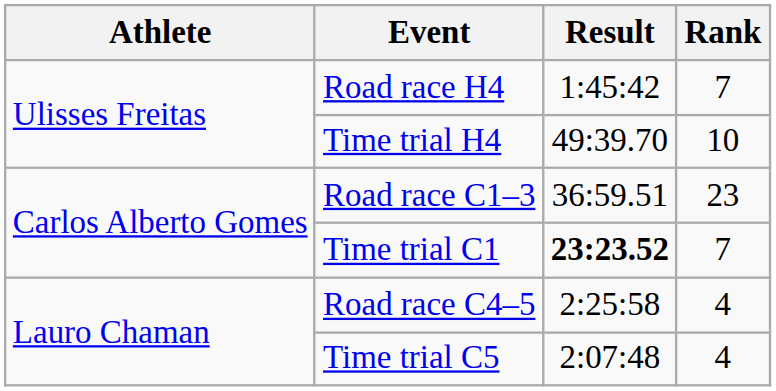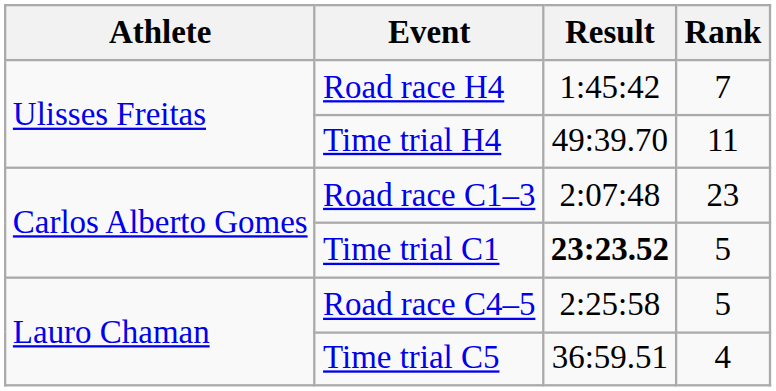(723, 140) 10 -> (723, 140) 11
(610, 195) 36:59.51 -> (610, 195) 2:07:48
(723, 249) 7 -> (723, 249) 5
(723, 304) 4 -> (723, 304) 5
(610, 358) 2:07:48 -> (610, 358) 36:59.51
